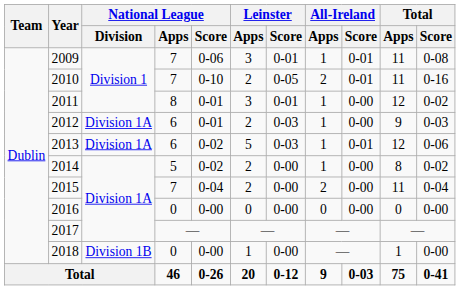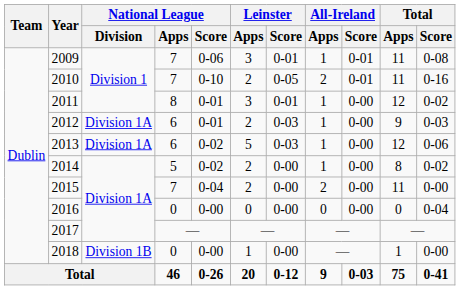(361, 144) 0-01 -> (361, 144) 0-00
(436, 187) 0-04 -> (436, 187) 0-00
(436, 209) 0-00 -> (436, 209) 0-04
